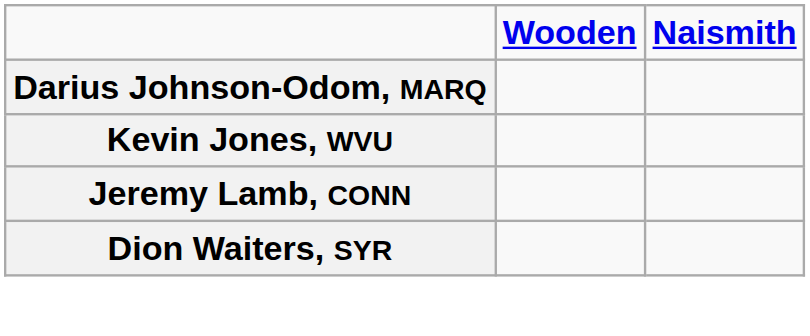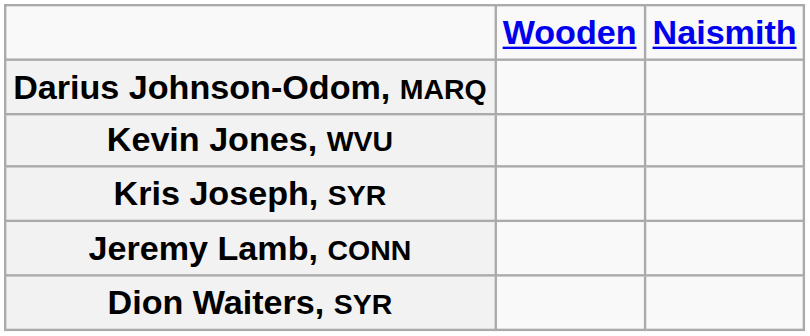+ row: (250, 194)
